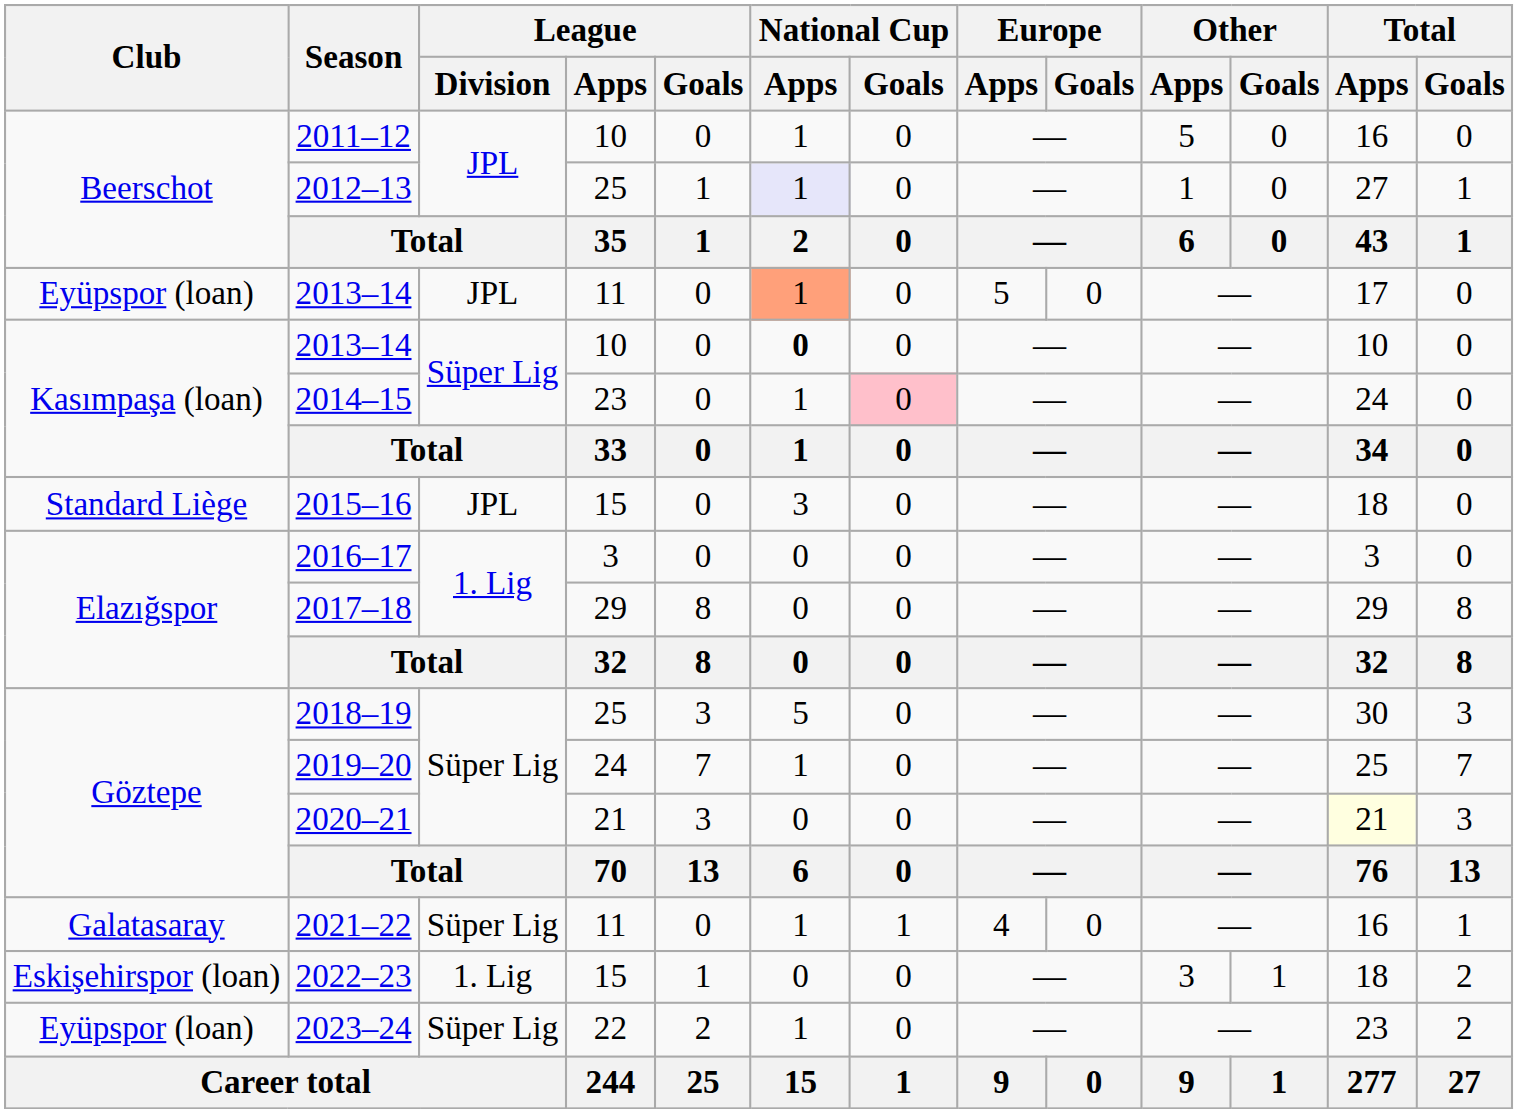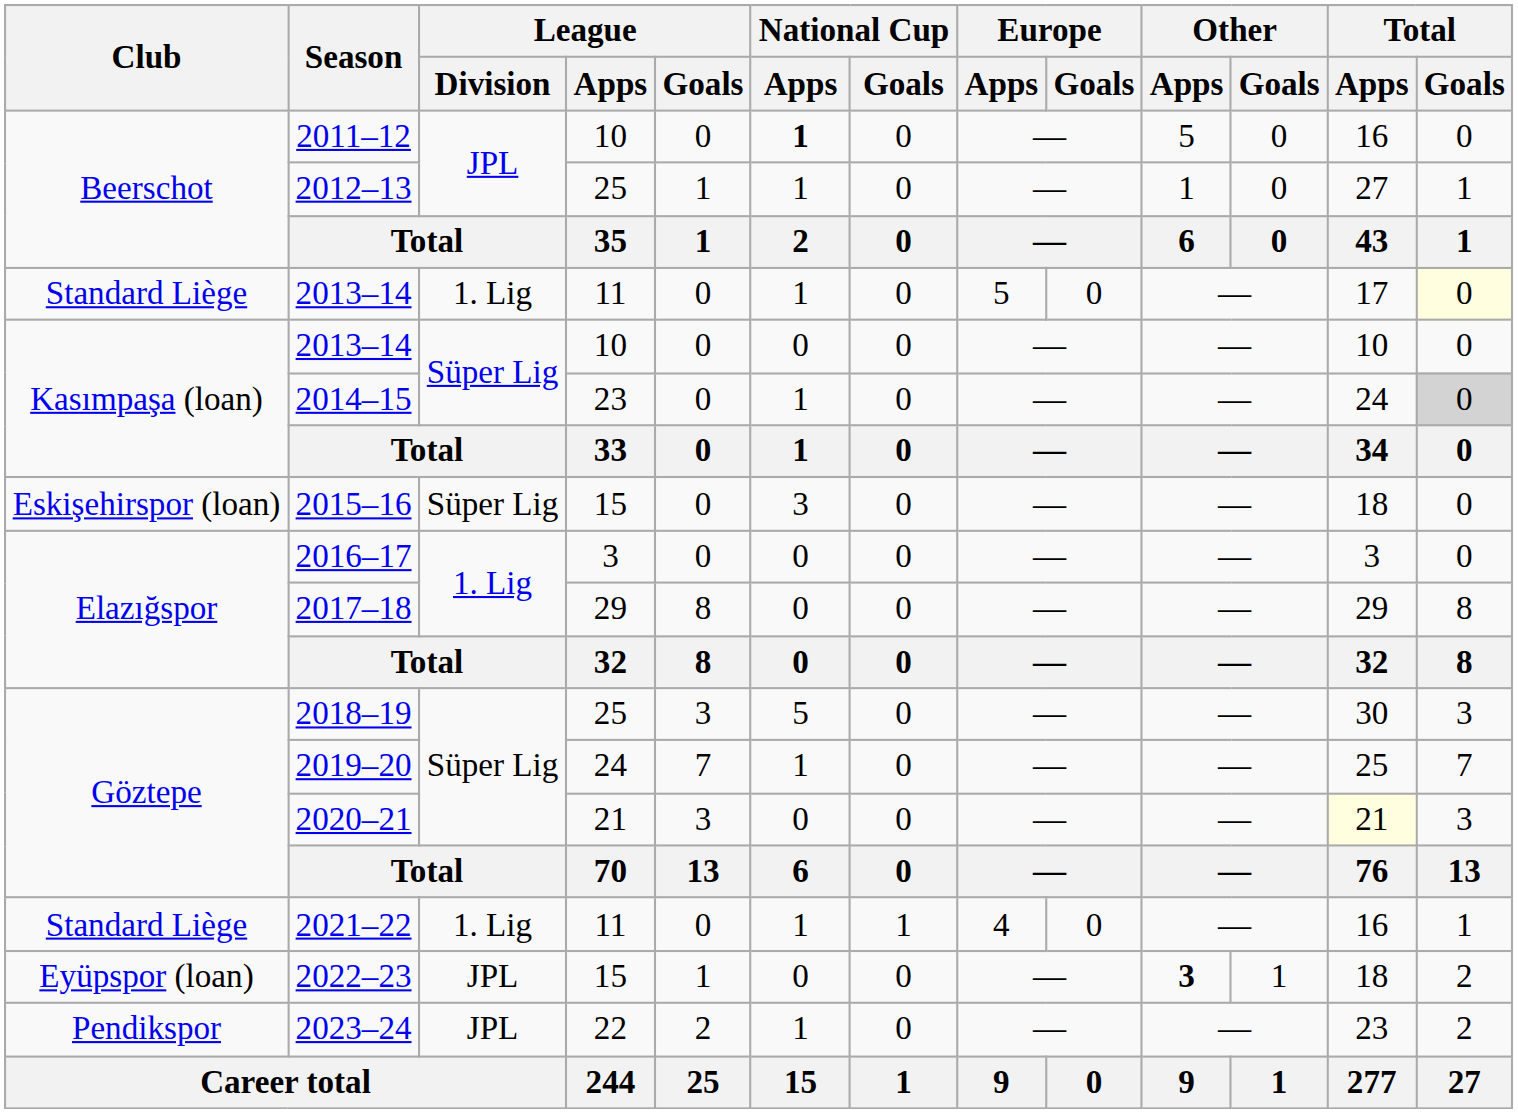(801, 135) normal -> (801, 135) bold
(801, 188) lavender background -> (801, 188) no background
(147, 293) Eyüpspor (loan) -> (146, 293) Standard Liège
(493, 293) JPL -> (493, 293) 1. Lig
(801, 293) lightsalmon background -> (801, 293) no background
(1464, 293) no background -> (1464, 293) lightyellow background
(801, 345) bold -> (801, 345) normal
(903, 398) pink background -> (903, 398) no background
(1464, 398) no background -> (1464, 398) lightgrey background
(146, 503) Standard Liège -> (147, 503) Eskişehirspor (loan)
(493, 503) JPL -> (493, 503) Süper Lig
(146, 923) Galatasaray -> (146, 923) Standard Liège
(493, 923) Süper Lig -> (493, 923) 1. Lig
(147, 976) Eskişehirspor (loan) -> (147, 976) Eyüpspor (loan)
(493, 976) 1. Lig -> (493, 976) JPL
(1187, 976) normal -> (1187, 976) bold
(147, 1028) Eyüpspor (loan) -> (147, 1028) Pendikspor
(493, 1028) Süper Lig -> (493, 1028) JPL
